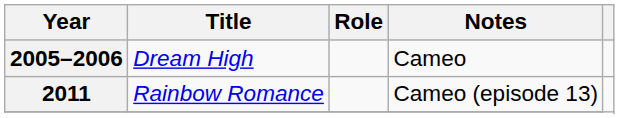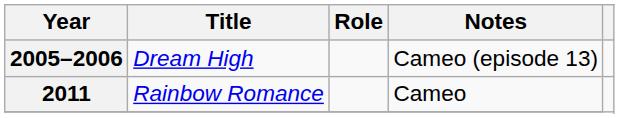(430, 58) Cameo -> (496, 58) Cameo (episode 13)
(496, 93) Cameo (episode 13) -> (430, 93) Cameo
